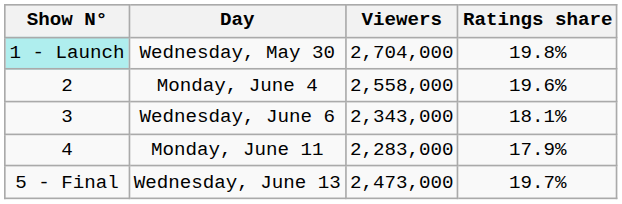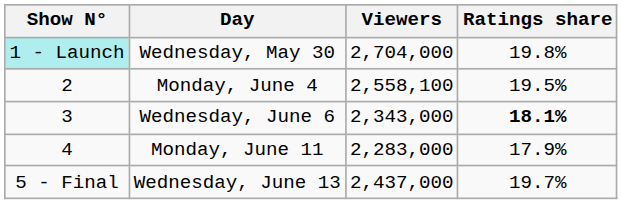(402, 85) 2,558,000 -> (402, 85) 2,558,100
(538, 85) 19.6% -> (538, 85) 19.5%
(538, 117) normal -> (538, 117) bold
(402, 182) 2,473,000 -> (402, 182) 2,437,000
